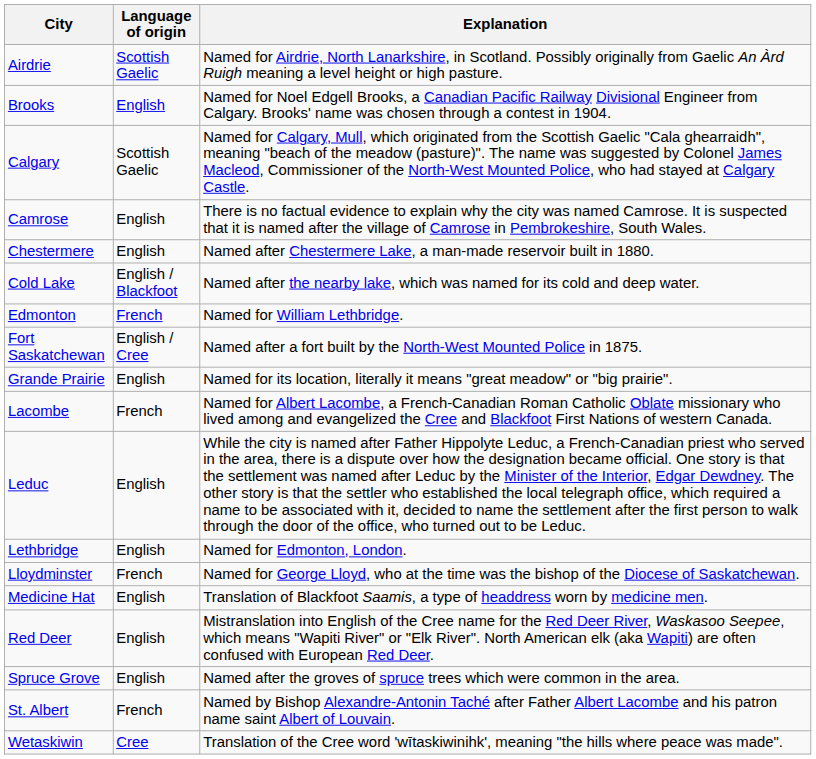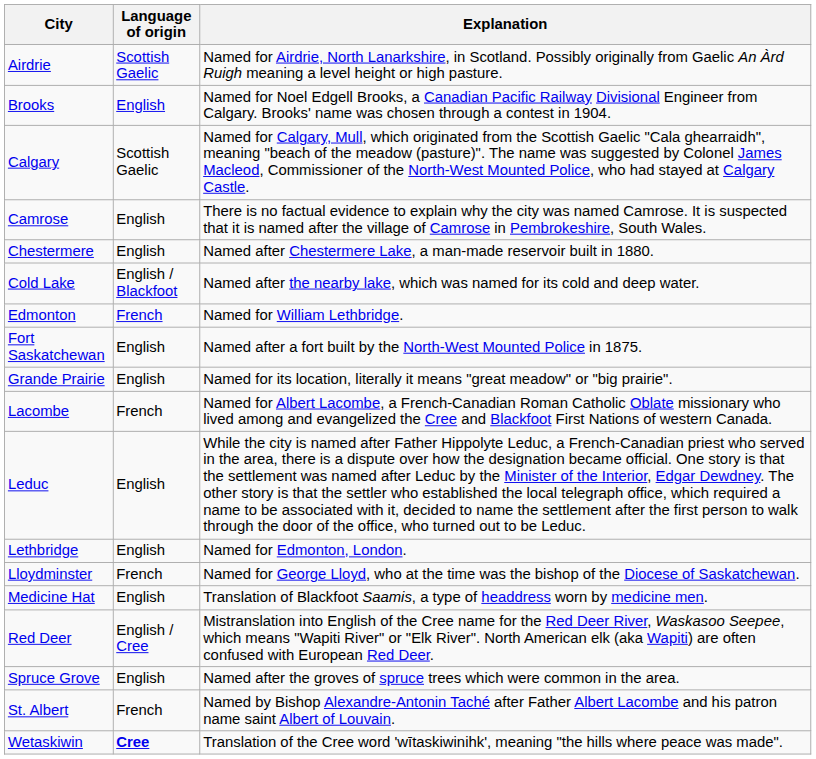(145, 347) English / Cree -> (141, 347) English
(141, 638) English -> (145, 638) English / Cree
(132, 742) normal -> (133, 742) bold
